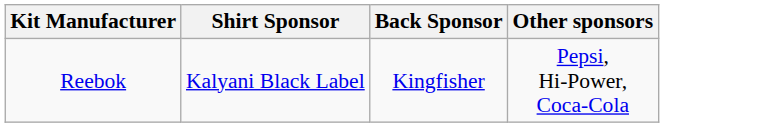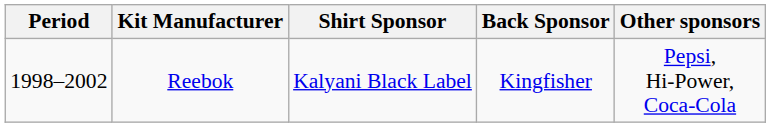+ column: (59, 21)
